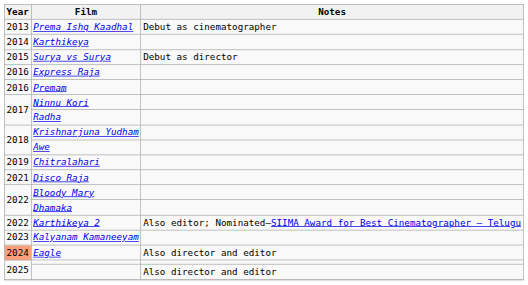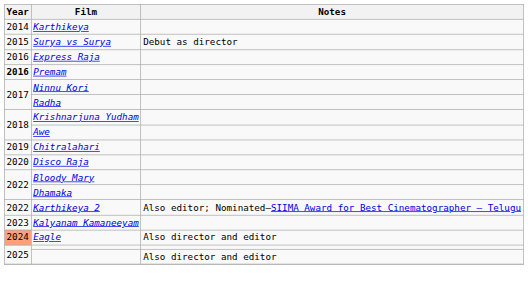- row: (83, 27)
(18, 87) normal -> (18, 72) bold
(18, 177) 2021 -> (18, 162) 2020
